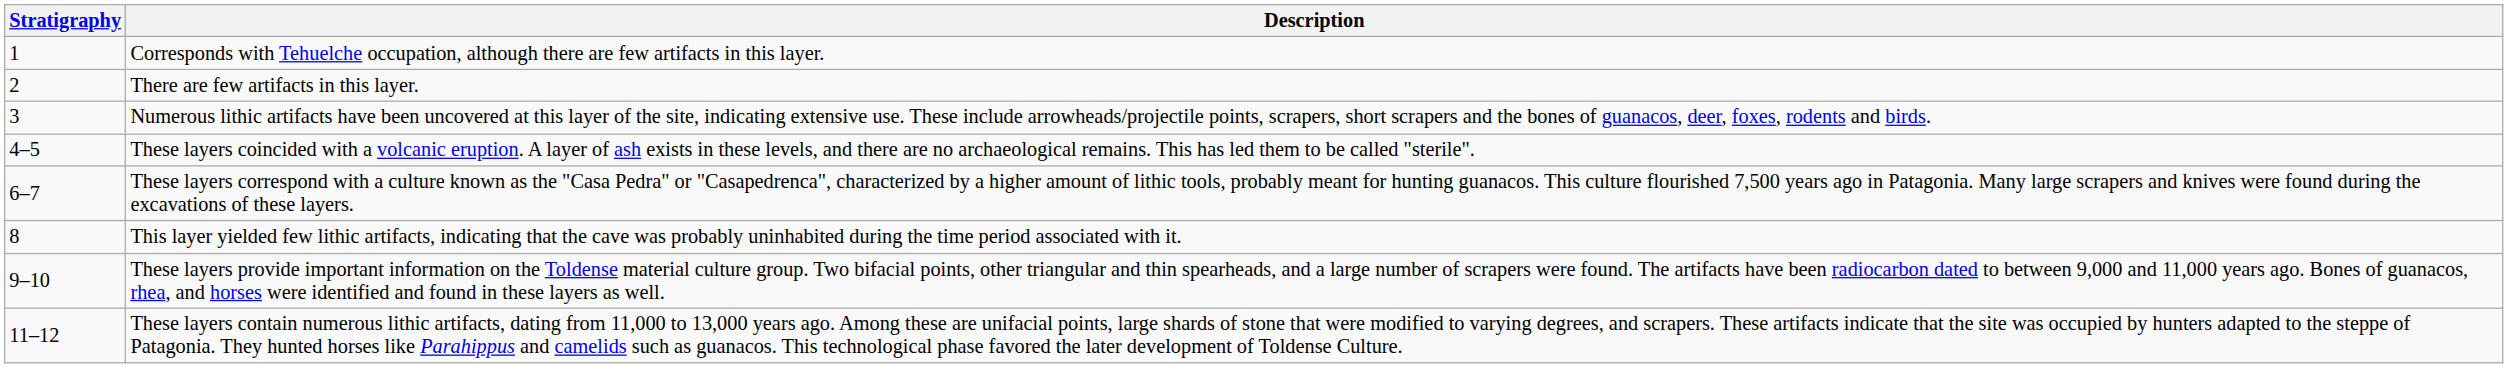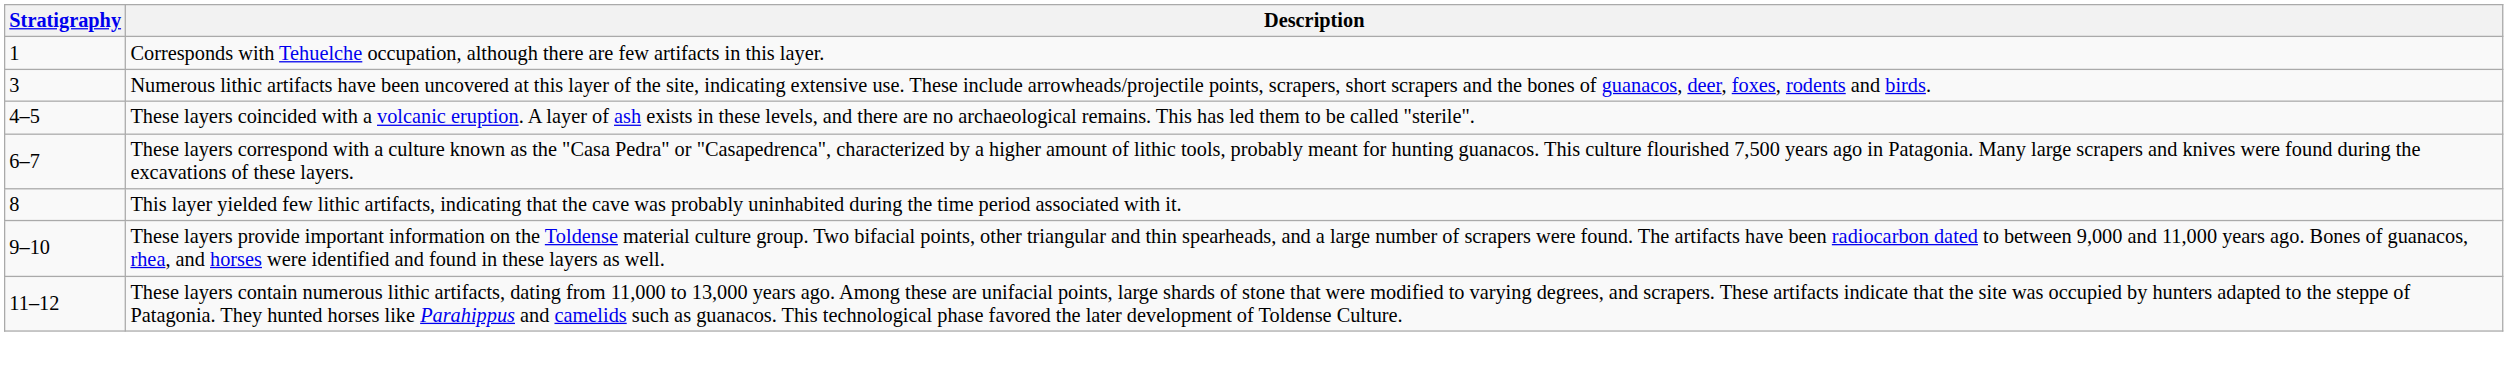- row: (275, 85)
